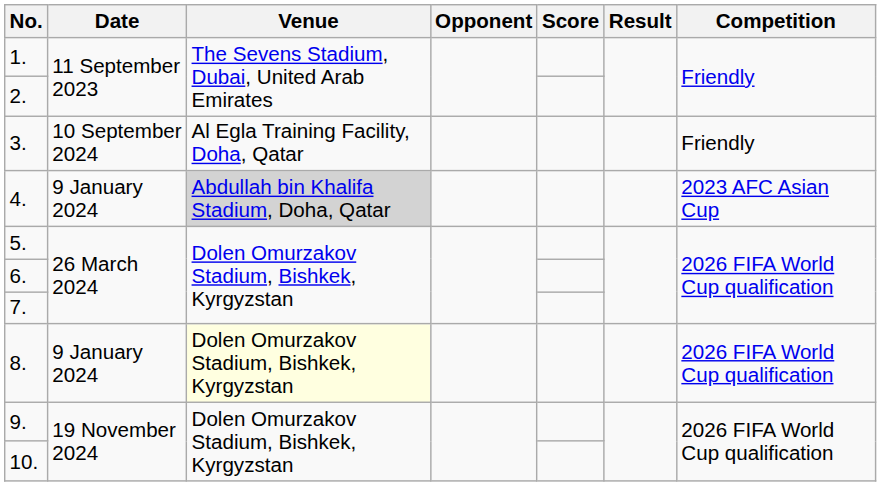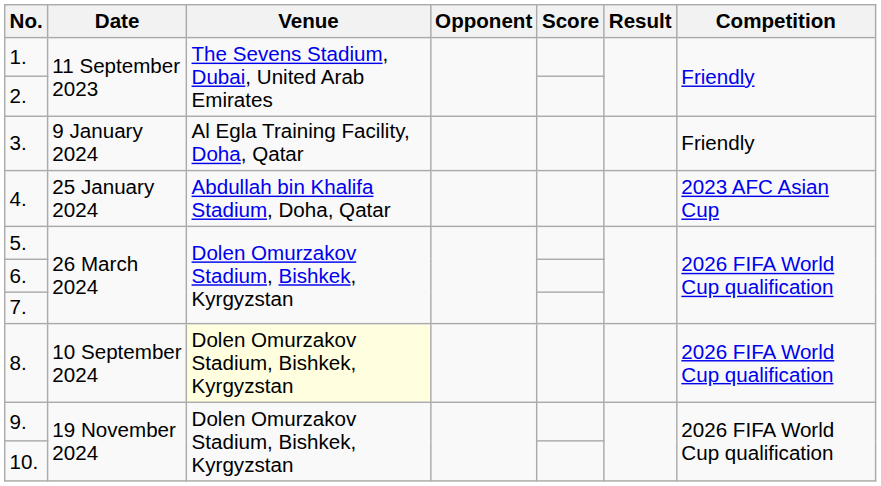(117, 144) 10 September 2024 -> (98, 144) 9 January 2024
(98, 199) 9 January 2024 -> (103, 199) 25 January 2024
(291, 199) lightgrey background -> (291, 199) no background
(98, 363) 9 January 2024 -> (117, 363) 10 September 2024
